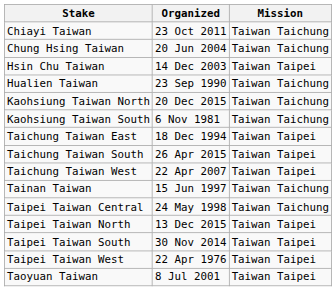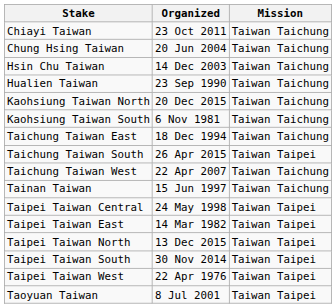(274, 66) Taiwan Taipei -> (280, 66) Taiwan Taichung
(274, 136) Taiwan Taipei -> (280, 136) Taiwan Taichung
(274, 171) Taiwan Taipei -> (280, 171) Taiwan Taichung
(280, 207) Taiwan Taichung -> (274, 207) Taiwan Taipei
+ row: (65, 224)
